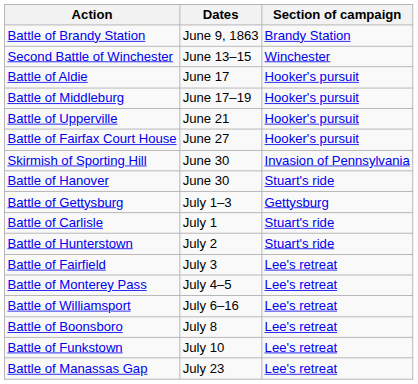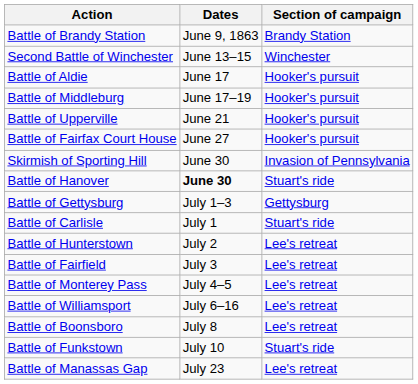(206, 181) normal -> (207, 181) bold
(299, 243) Stuart's ride -> (301, 243) Lee's retreat
(301, 347) Lee's retreat -> (299, 347) Stuart's ride
